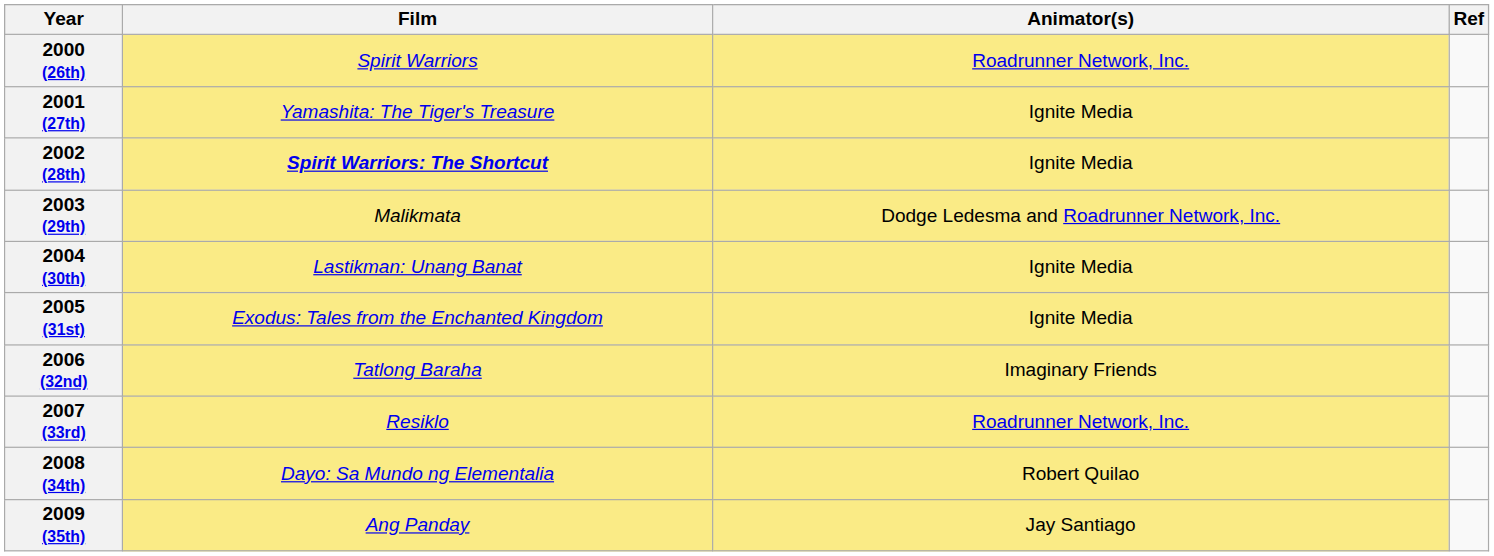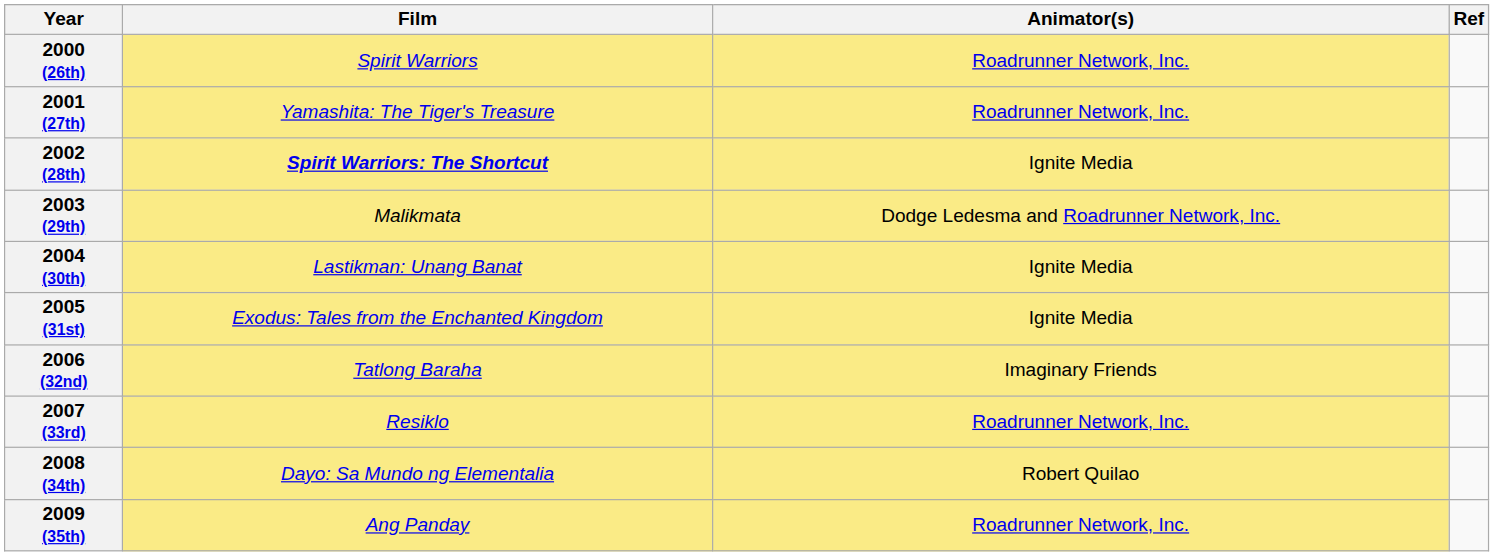(1081, 112) Ignite Media -> (1081, 112) Roadrunner Network, Inc.
(1081, 525) Jay Santiago -> (1081, 525) Roadrunner Network, Inc.
